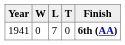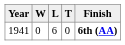(54, 31) 7 -> (54, 31) 6
